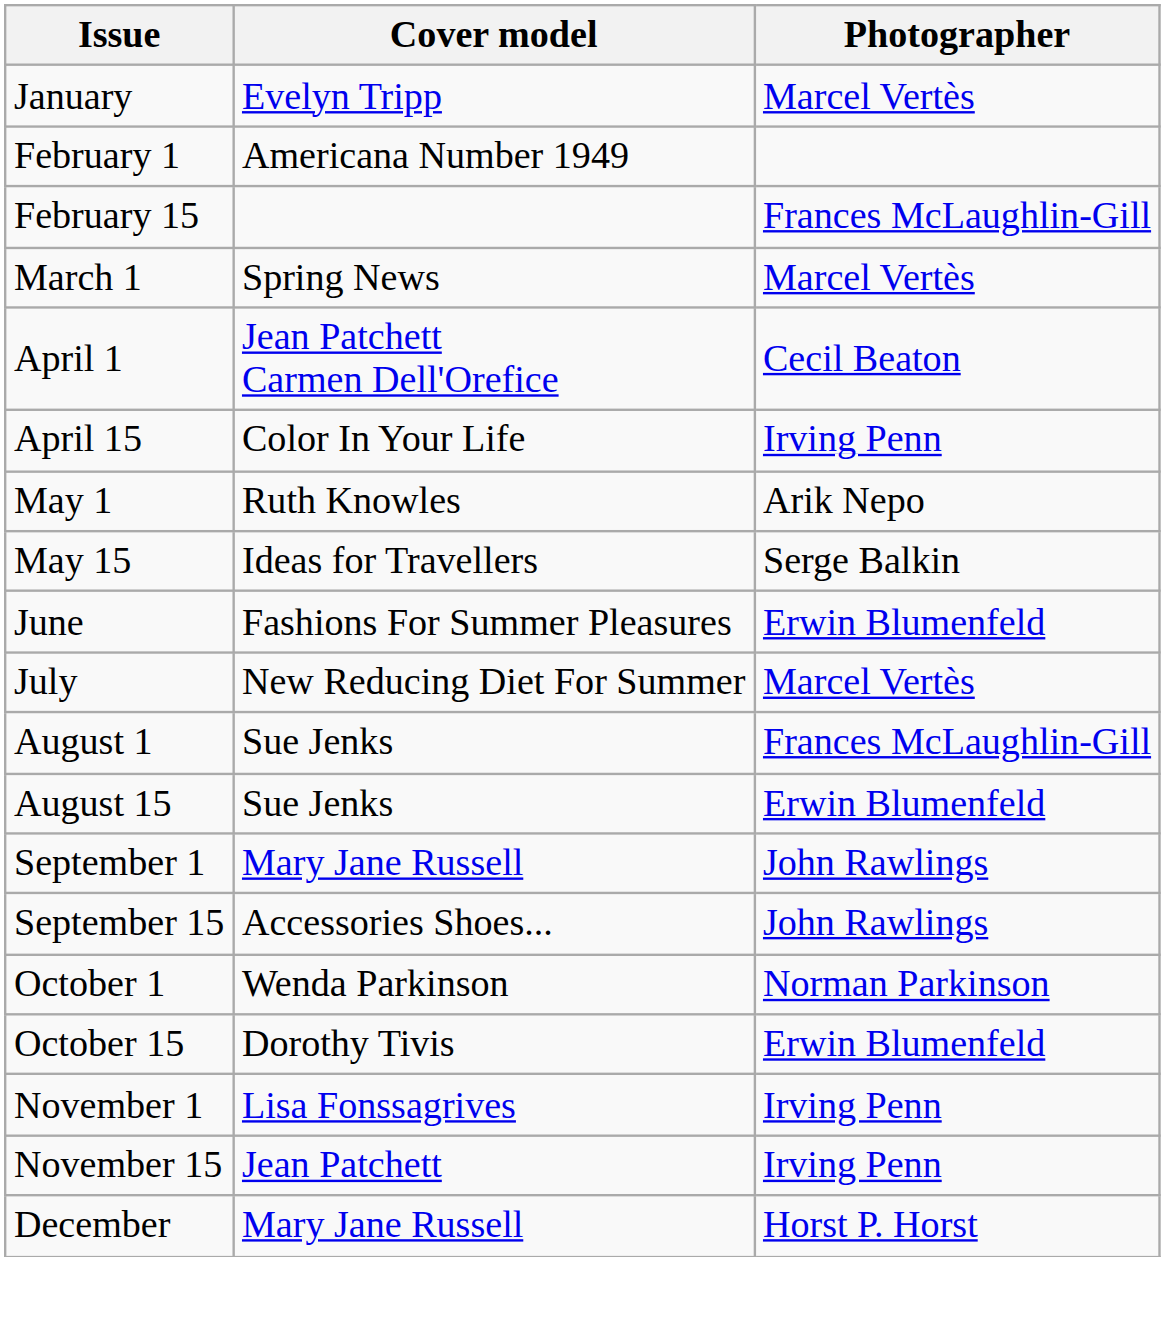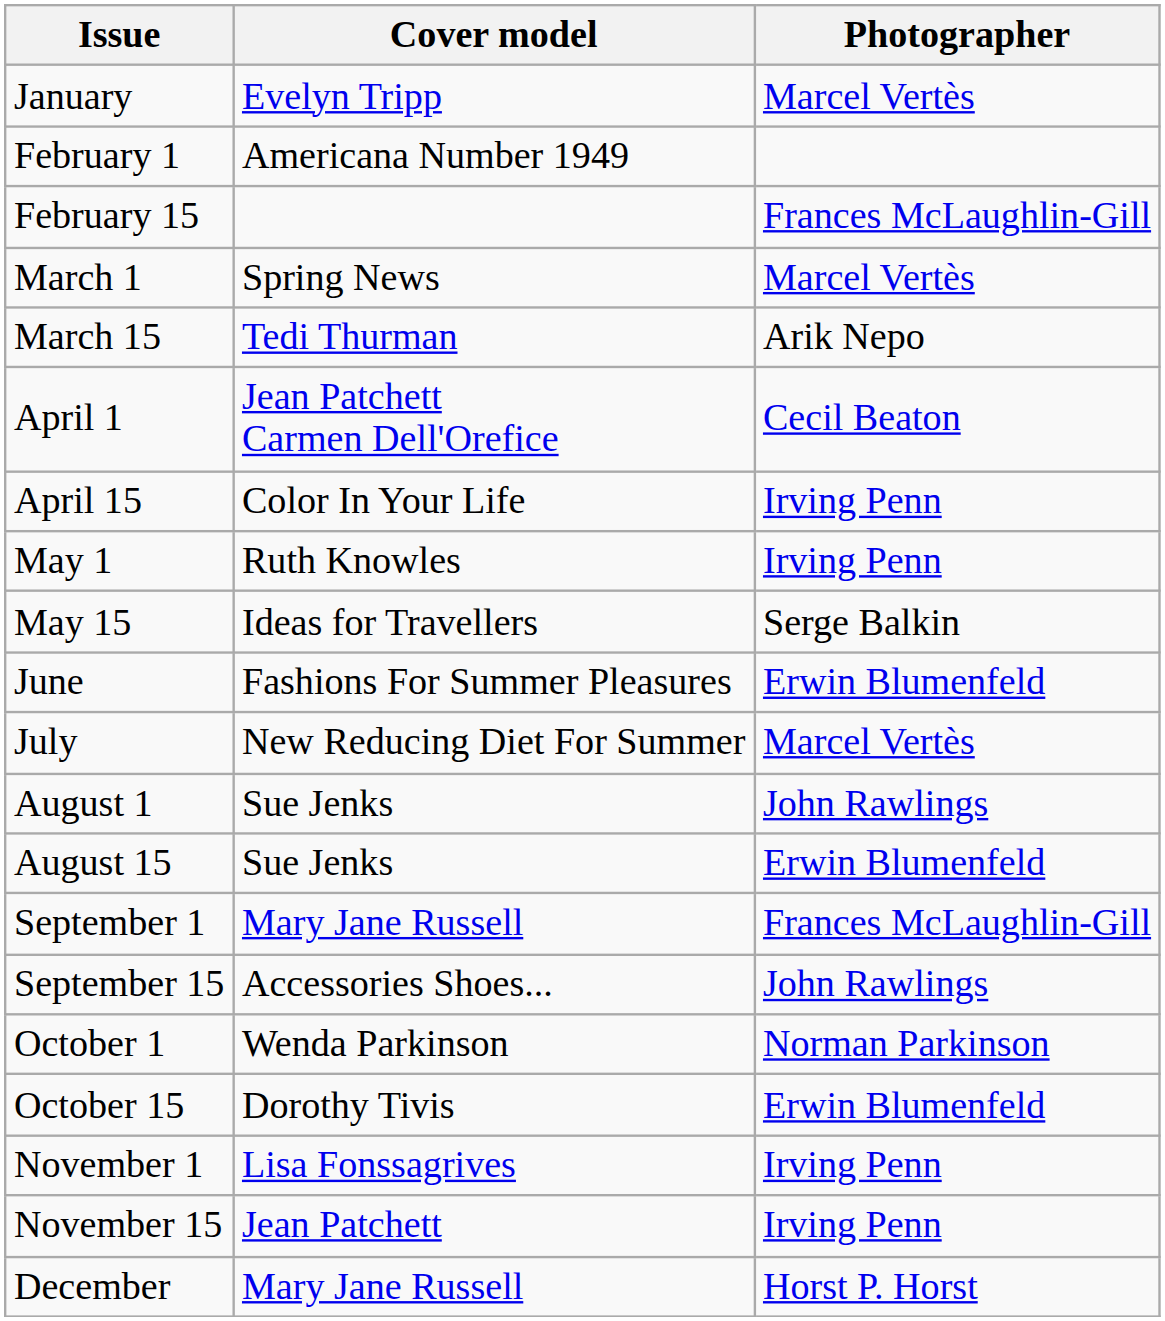+ row: (87, 336)
(844, 500) Arik Nepo -> (852, 560) Irving Penn
(957, 741) Frances McLaughlin-Gill -> (876, 802) John Rawlings
(876, 862) John Rawlings -> (957, 923) Frances McLaughlin-Gill
